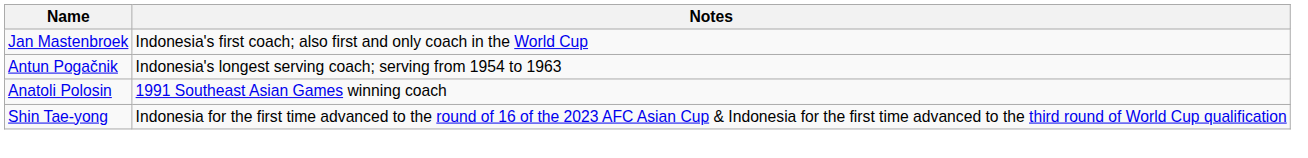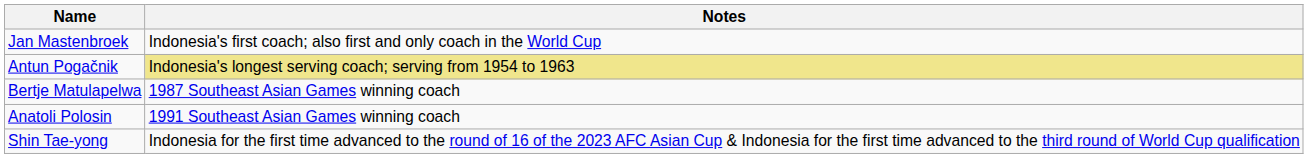(348, 66) no background -> (362, 66) khaki background
+ row: (75, 91)
